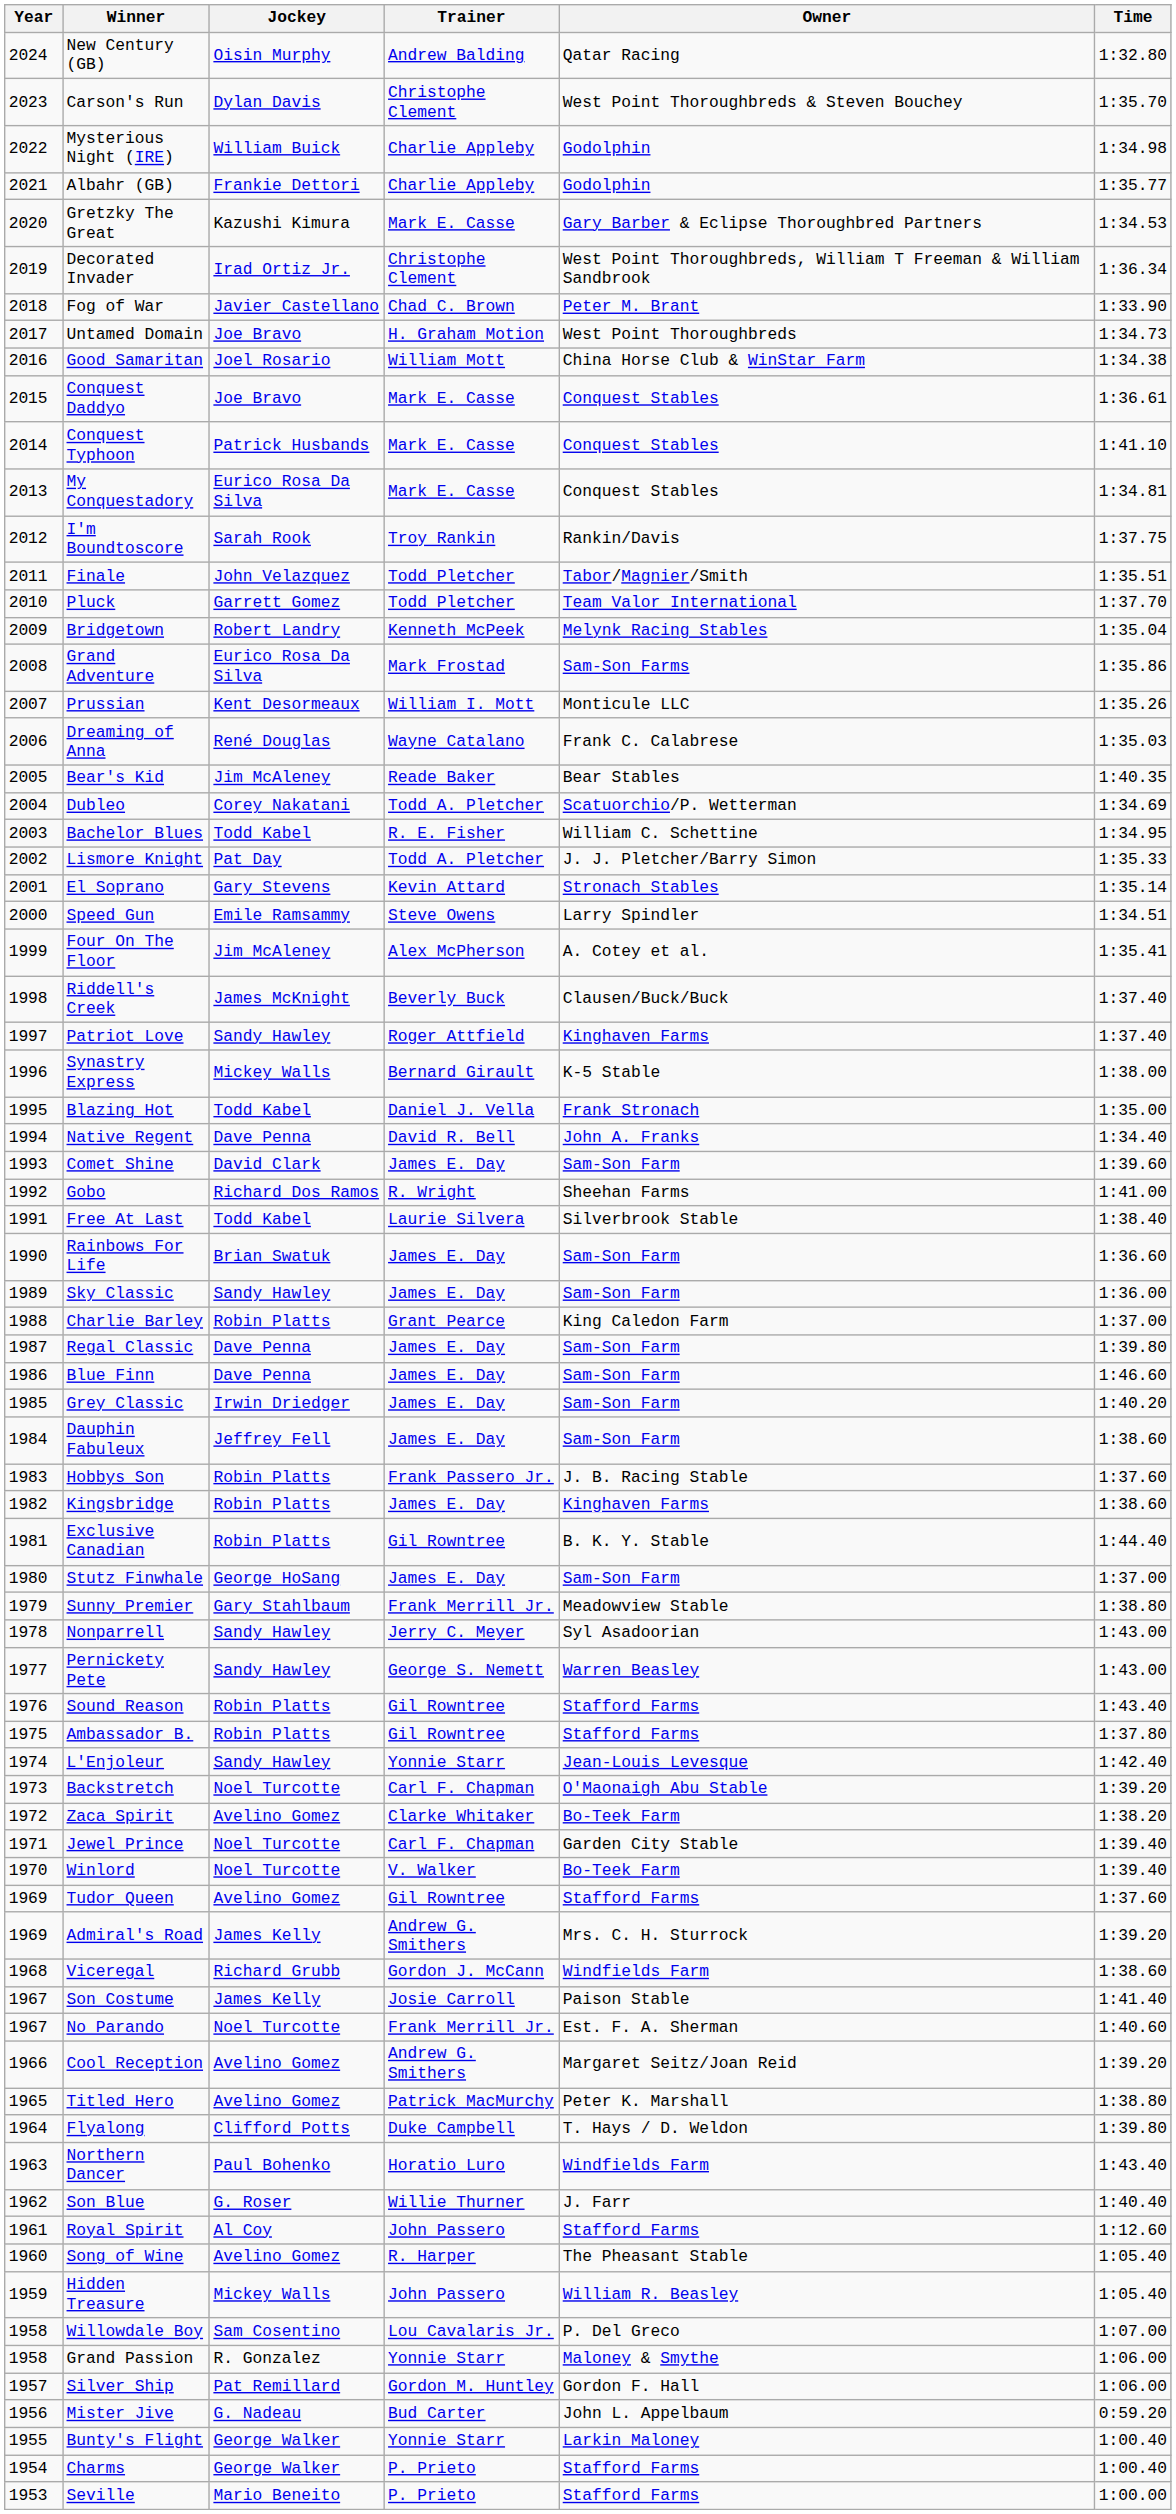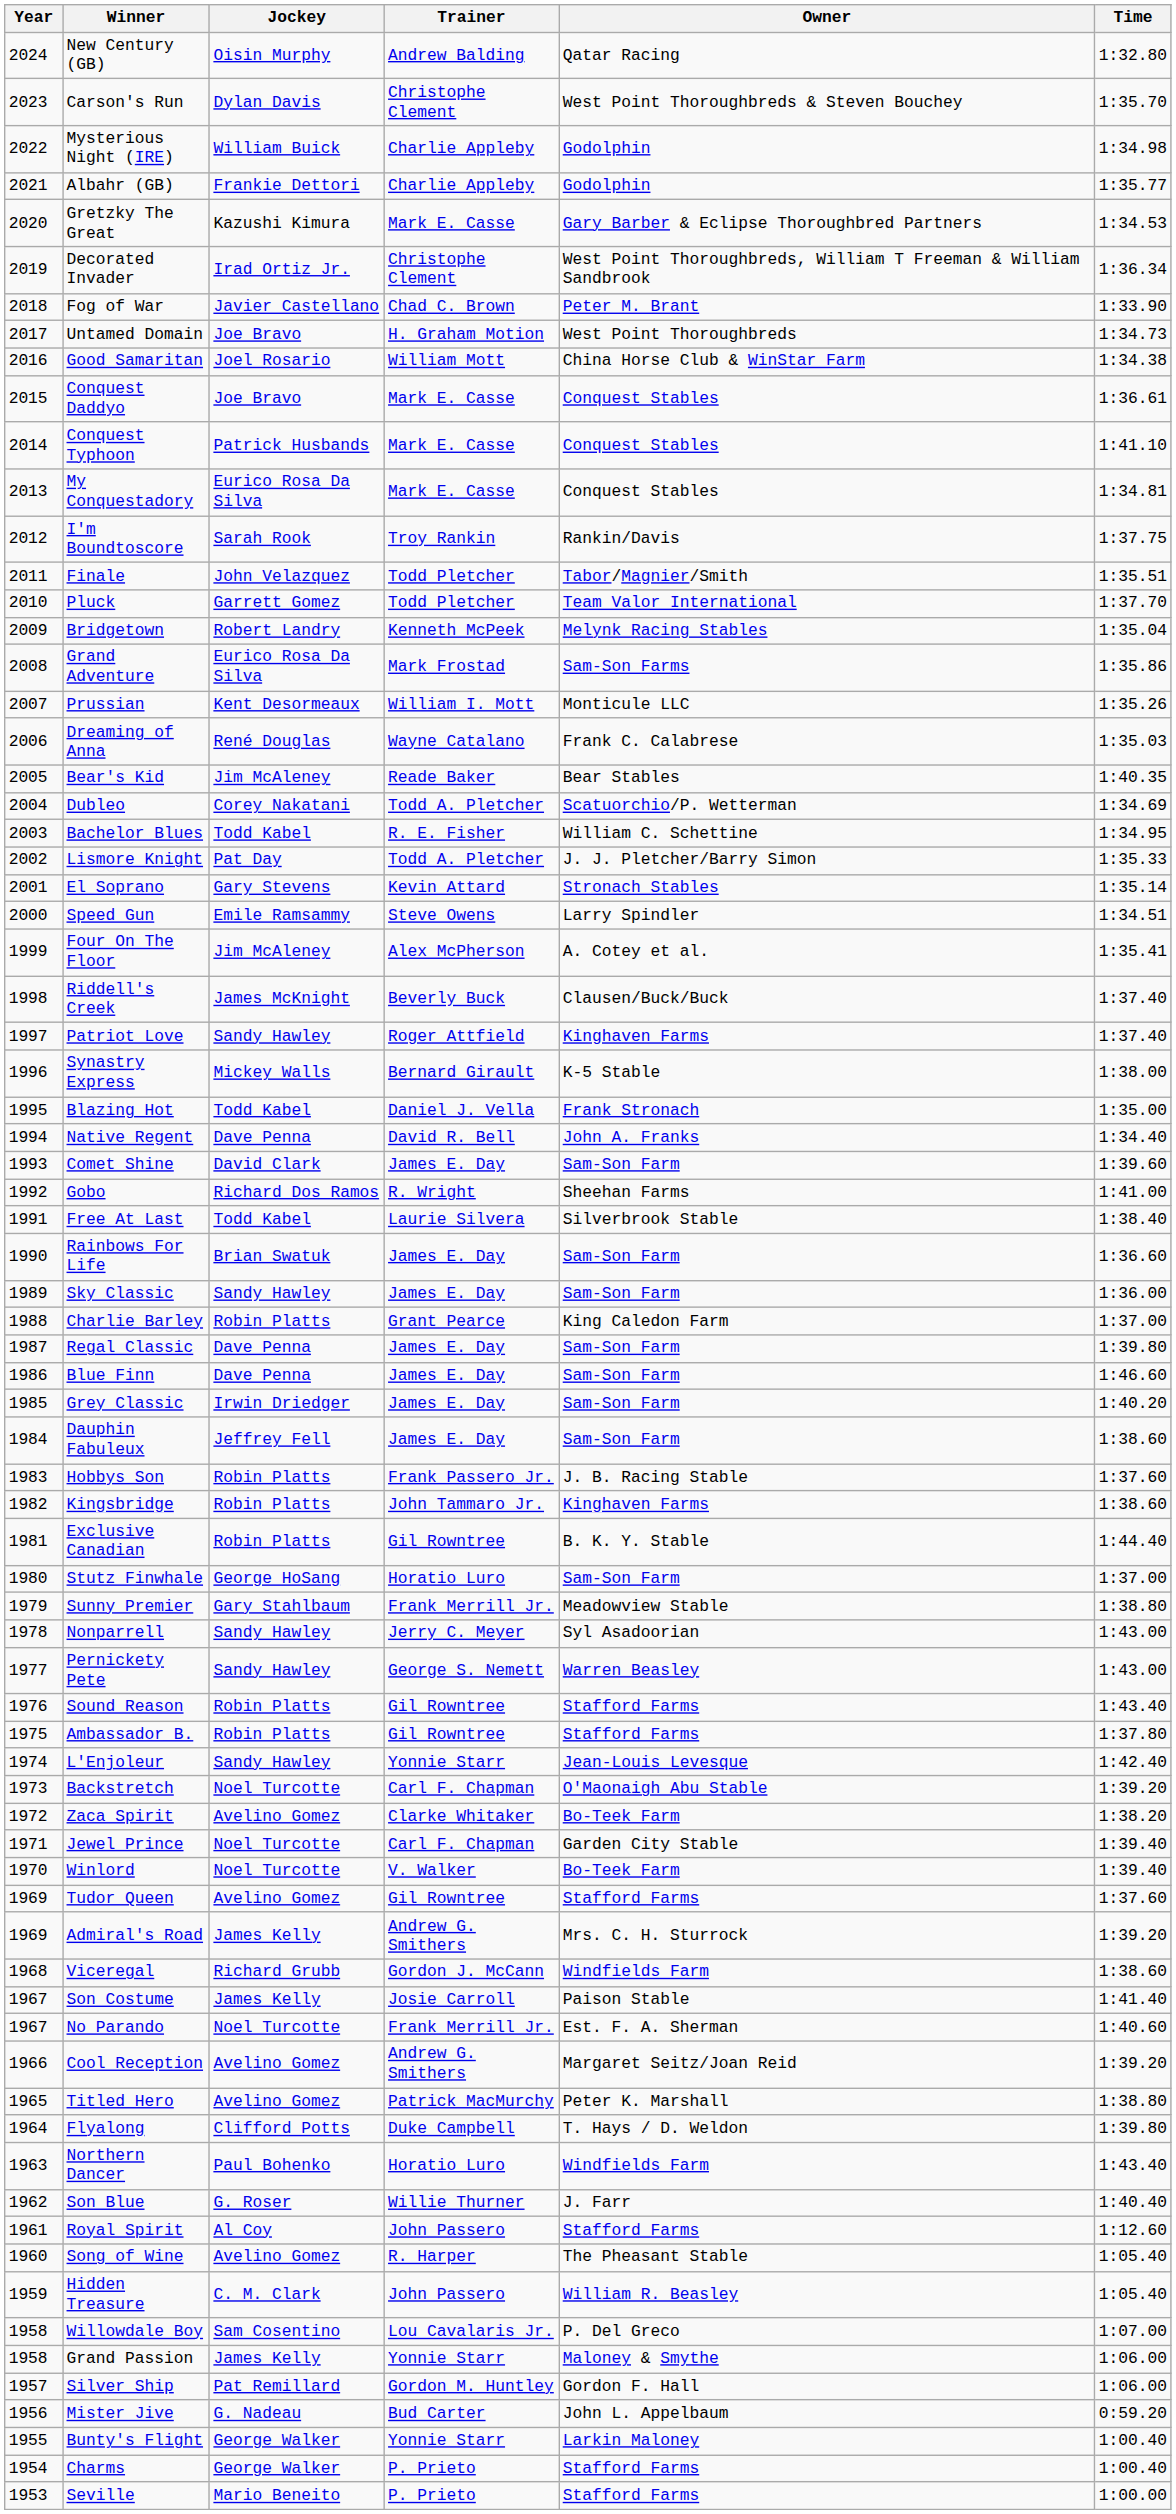(447, 1504) James E. Day -> (466, 1504) John Tammaro Jr.
(447, 1578) James E. Day -> (447, 1578) Horatio Luro
(272, 2294) Mickey Walls -> (267, 2294) C. M. Clark
(267, 2359) R. Gonzalez -> (267, 2359) James Kelly
